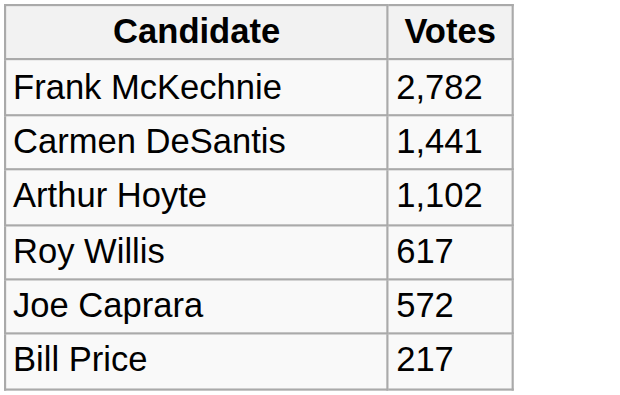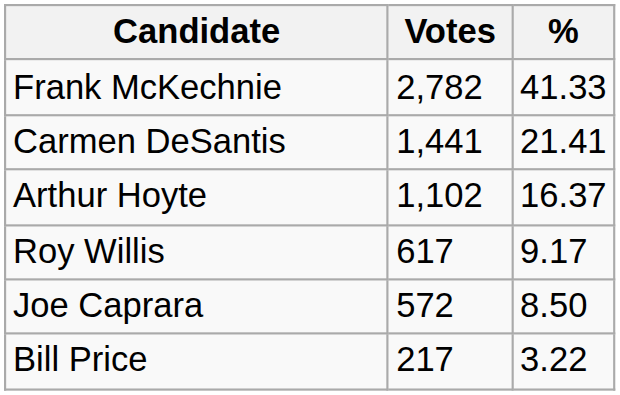+ column: (563, 31)
